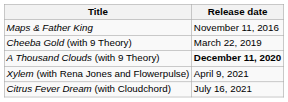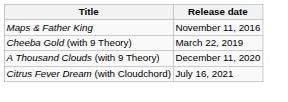(238, 58) bold -> (218, 58) normal
- row: (98, 74)
